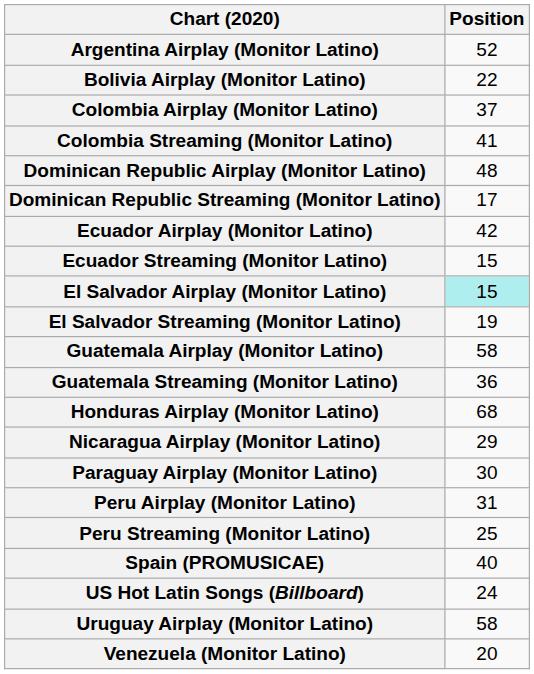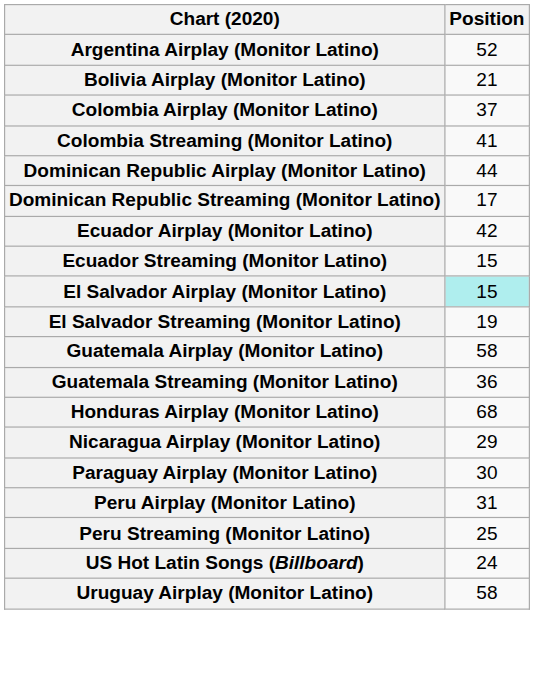(487, 79) 22 -> (487, 79) 21
(487, 170) 48 -> (487, 170) 44
- row: (225, 563)
- row: (225, 653)
